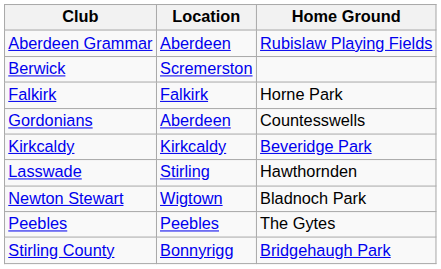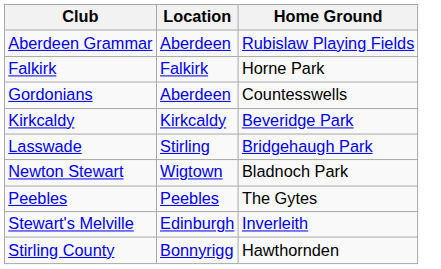- row: (37, 69)
(309, 172) Hawthornden -> (307, 146) Bridgehaugh Park
+ row: (71, 224)
(325, 250) Bridgehaugh Park -> (290, 250) Hawthornden
